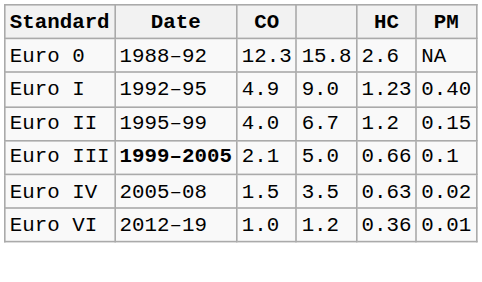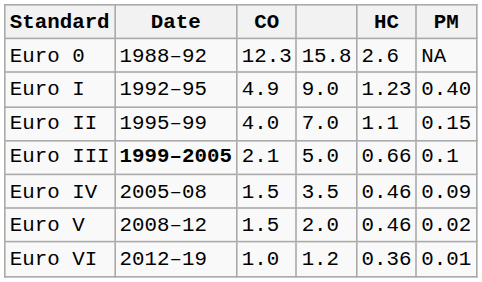(320, 123) 6.7 -> (320, 123) 7.0
(380, 123) 1.2 -> (380, 123) 1.1
(386, 191) 0.63 -> (386, 191) 0.46
(446, 191) 0.02 -> (446, 191) 0.09
+ row: (47, 225)
